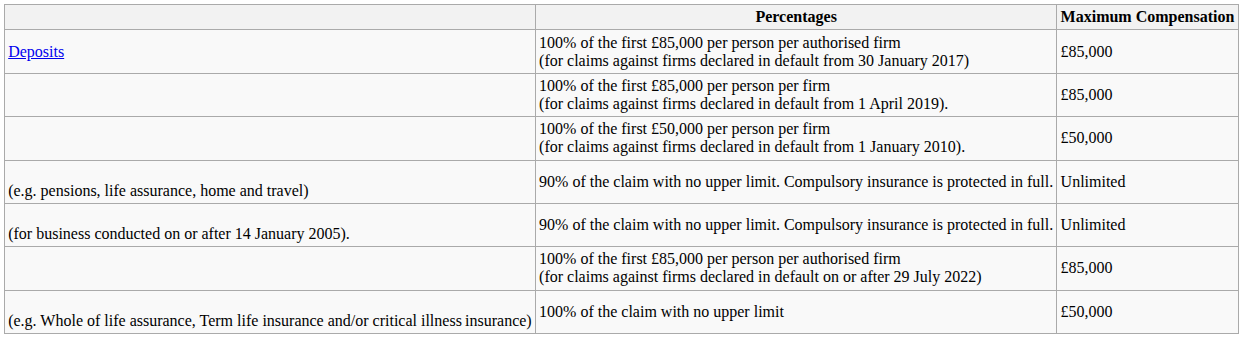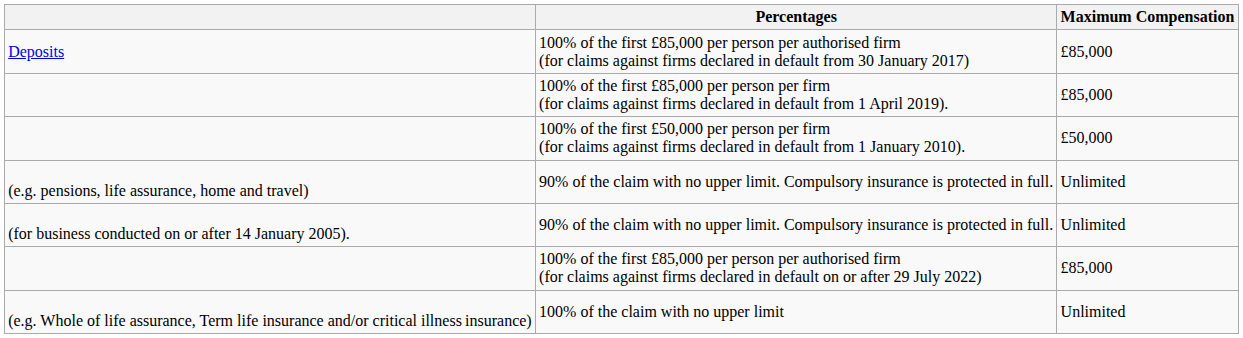(1087, 311) £50,000 -> (1093, 311) Unlimited
